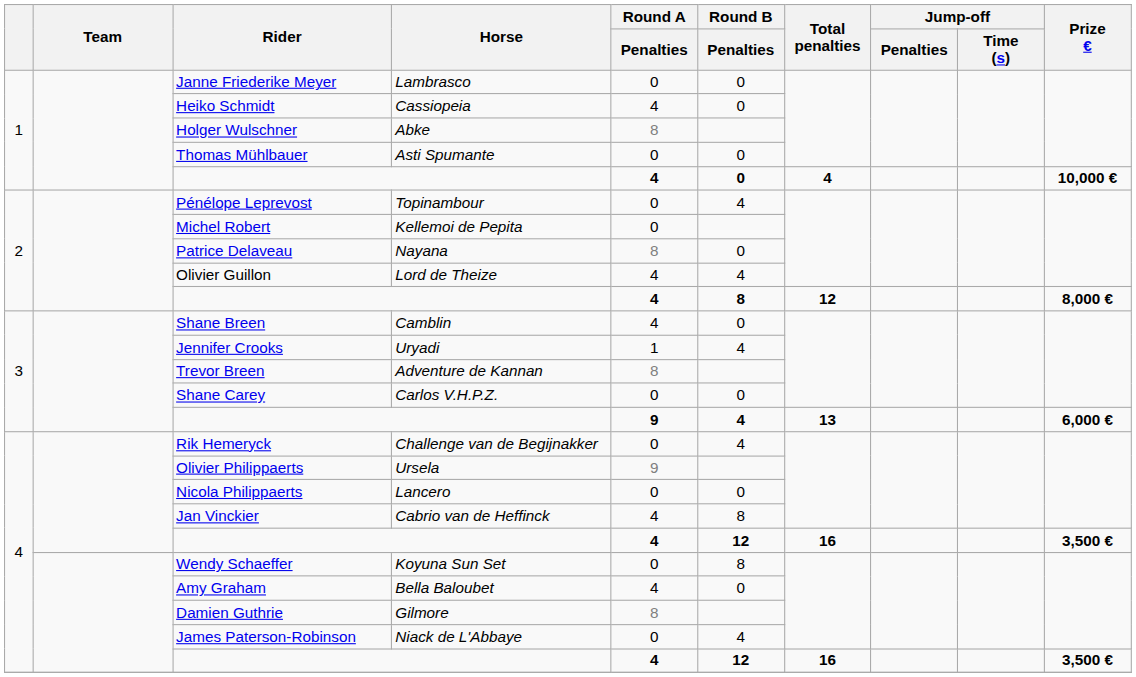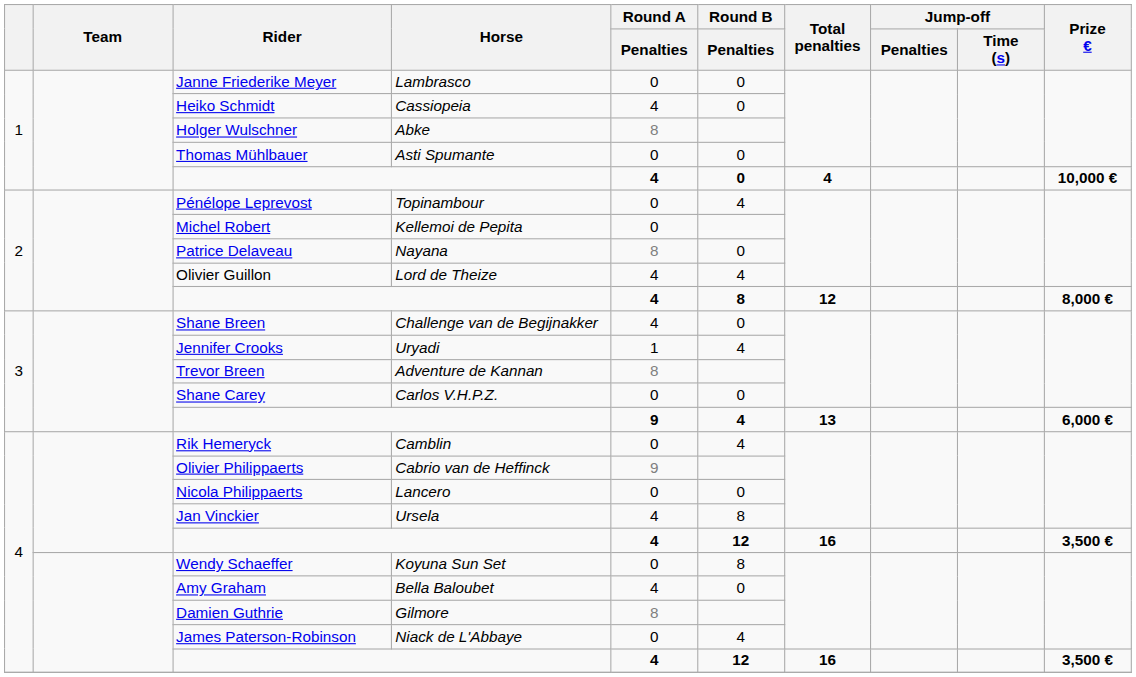(423, 323) Camblin -> (497, 323) Challenge van de Begijnakker
(497, 444) Challenge van de Begijnakker -> (423, 444) Camblin
(417, 468) Ursela -> (472, 468) Cabrio van de Heffinck
(472, 516) Cabrio van de Heffinck -> (417, 516) Ursela
